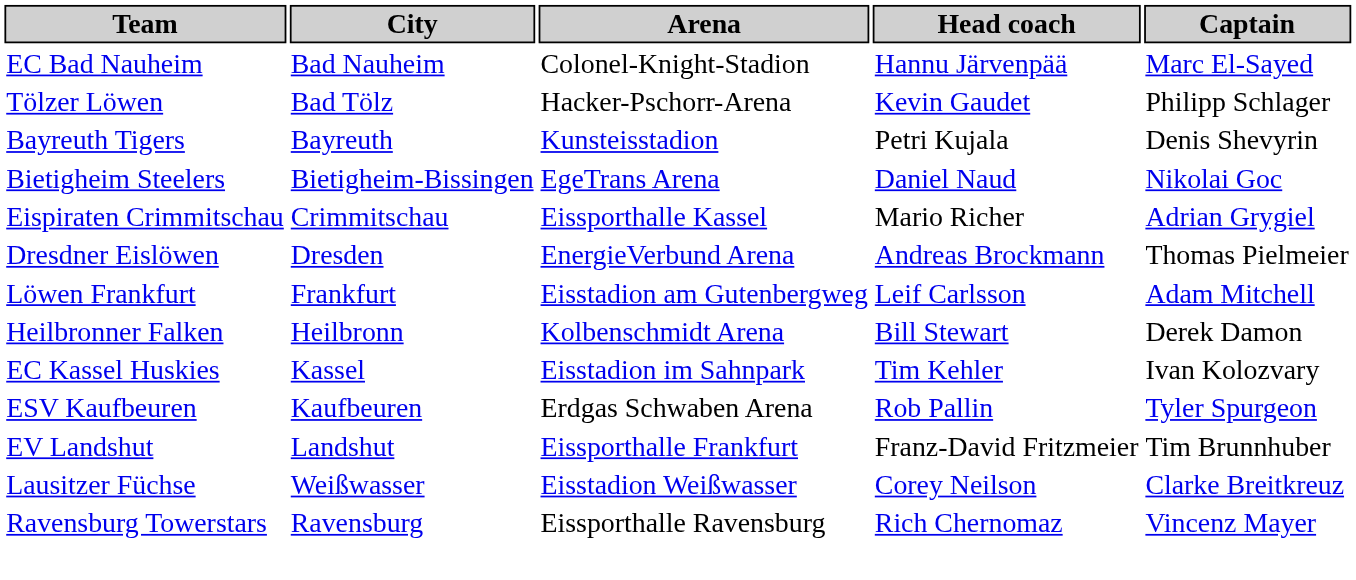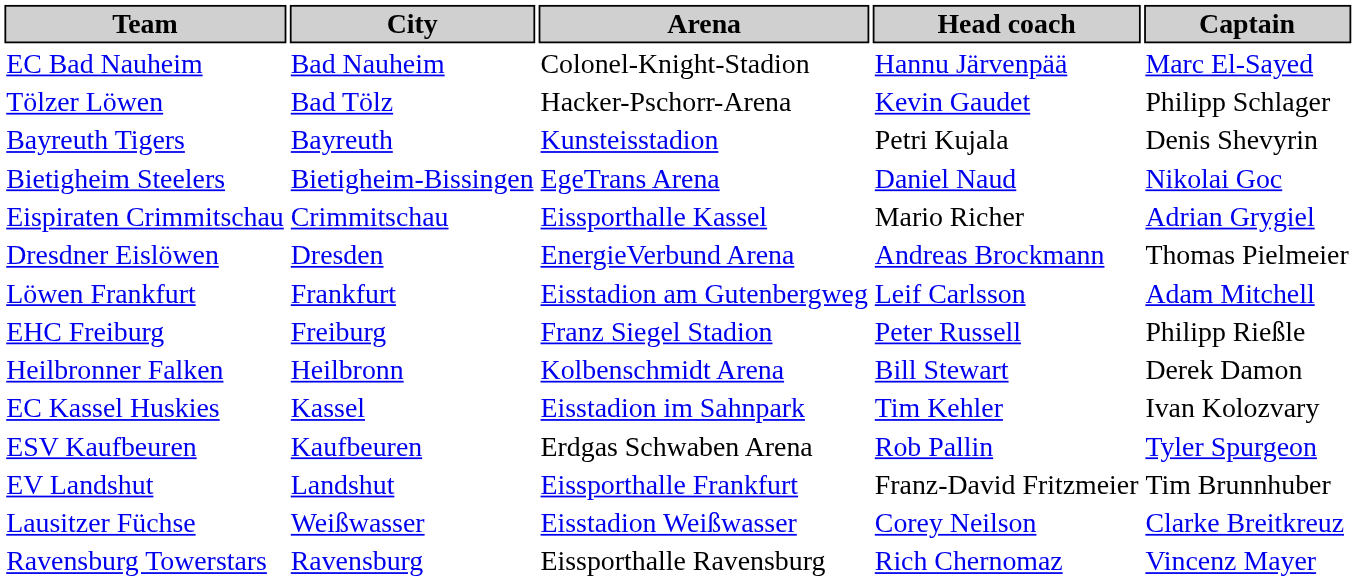+ row: (85, 331)
